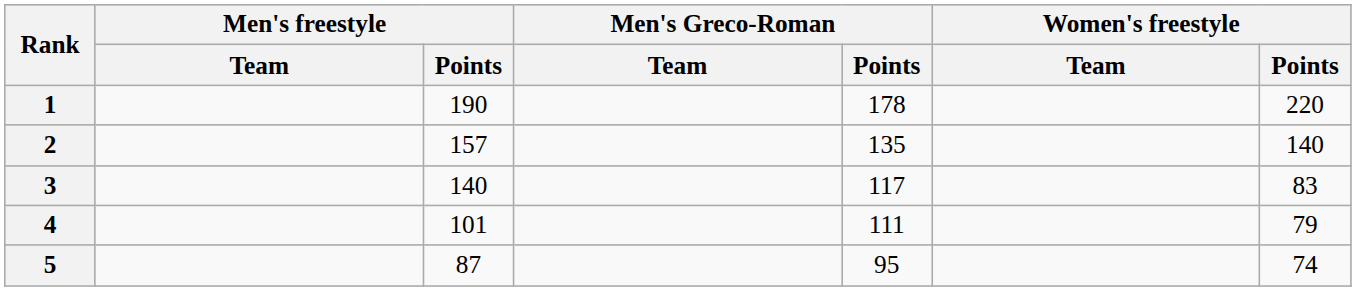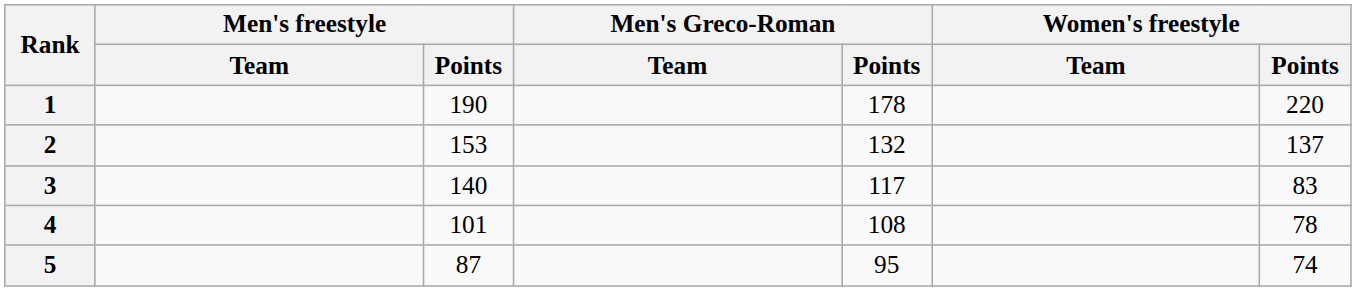(468, 144) 157 -> (468, 144) 153
(887, 144) 135 -> (887, 144) 132
(1305, 144) 140 -> (1305, 144) 137
(887, 225) 111 -> (887, 225) 108
(1305, 225) 79 -> (1305, 225) 78
